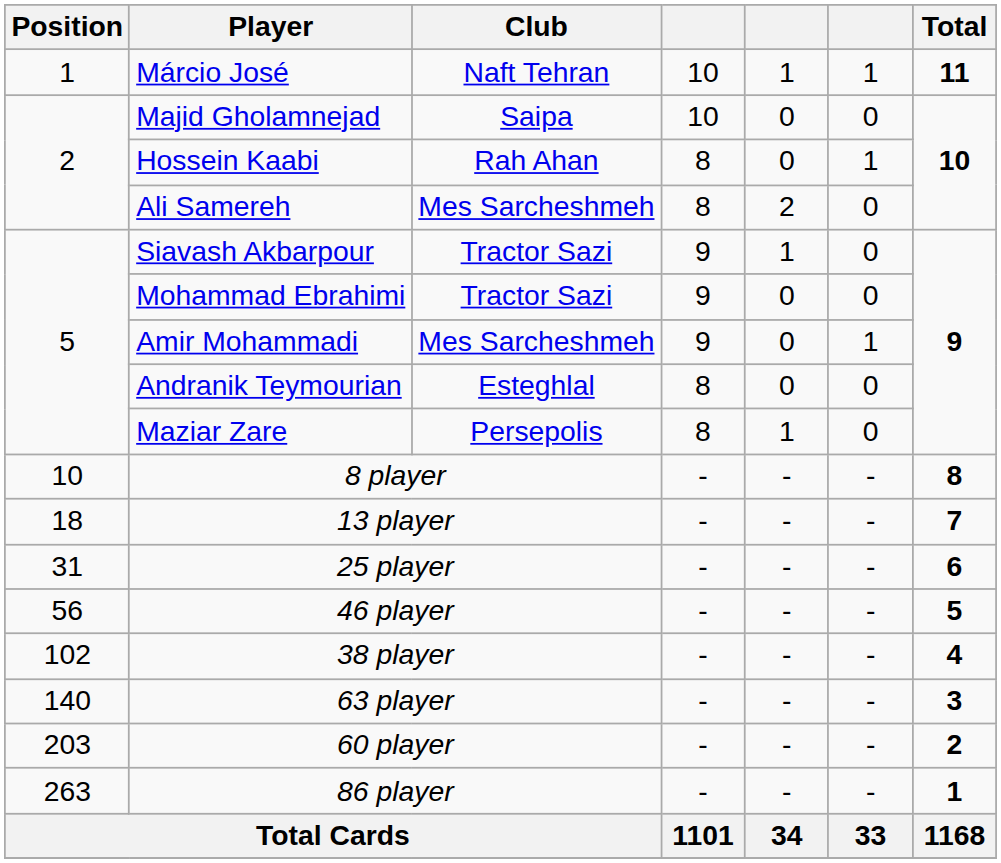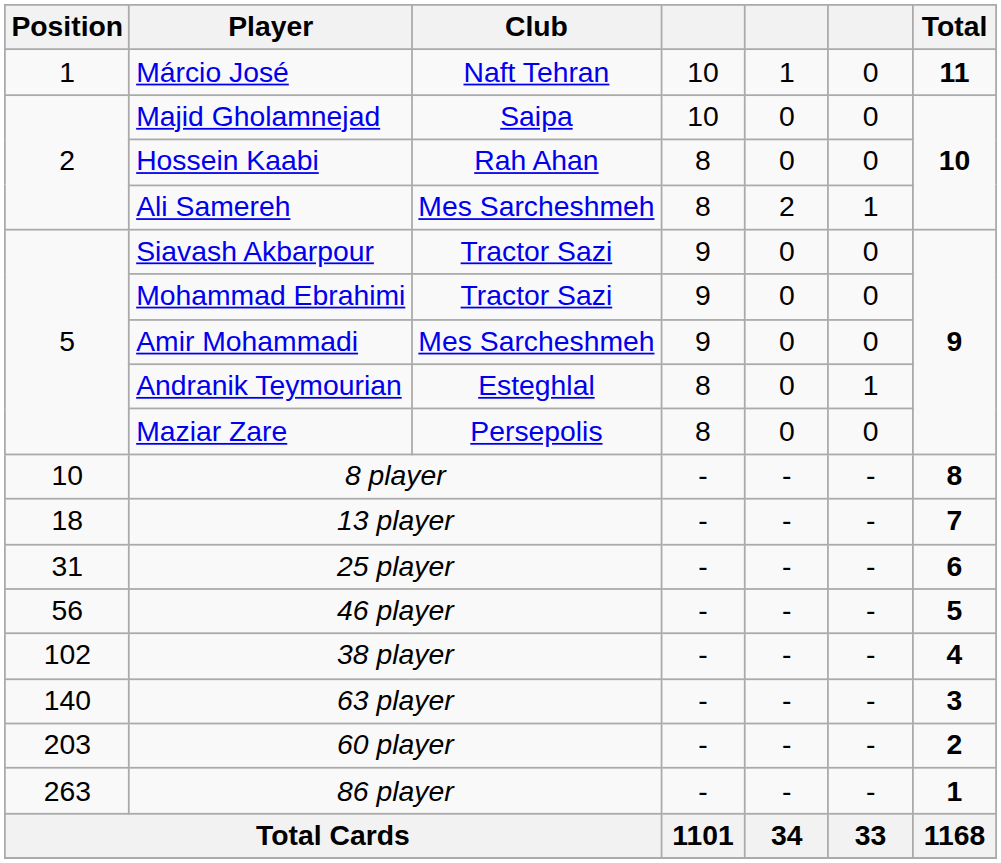(871, 71) 1 -> (871, 71) 0
(871, 161) 1 -> (871, 161) 0
(871, 206) 0 -> (871, 206) 1
(787, 251) 1 -> (787, 251) 0
(871, 341) 1 -> (871, 341) 0
(871, 386) 0 -> (871, 386) 1
(787, 431) 1 -> (787, 431) 0
